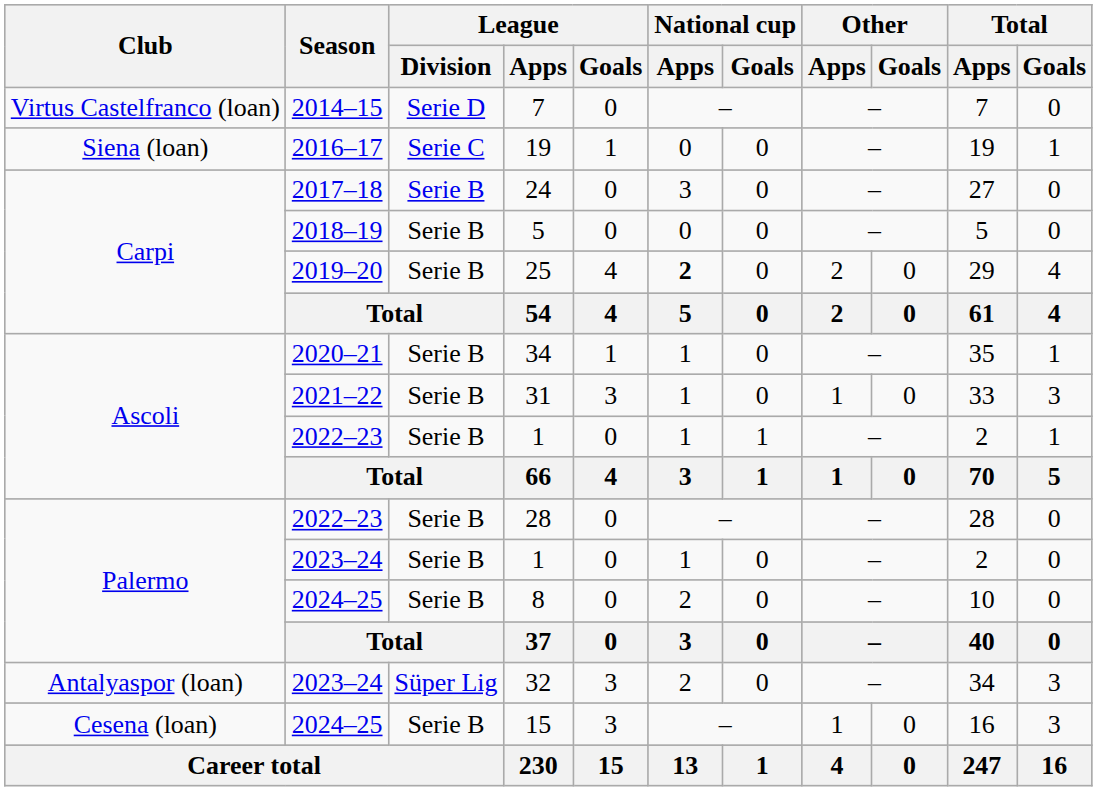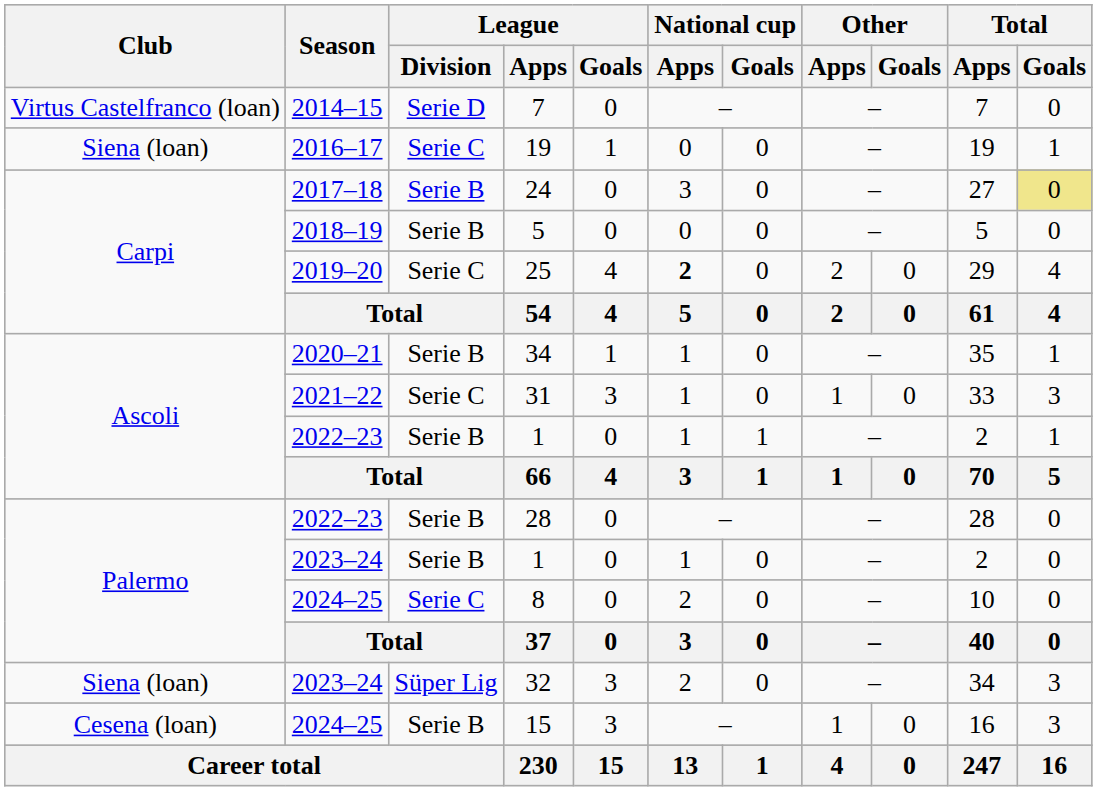(1054, 189) no background -> (1054, 189) khaki background
(446, 271) Serie B -> (446, 271) Serie C
(446, 395) Serie B -> (446, 395) Serie C
(446, 600) Serie B -> (446, 600) Serie C
(145, 682) Antalyaspor (loan) -> (145, 682) Siena (loan)
